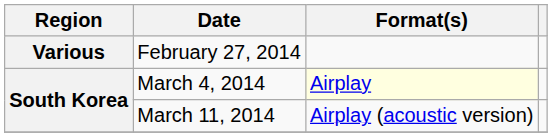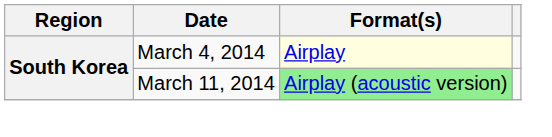- row: (219, 52)
(422, 115) no background -> (396, 83) lightgreen background
